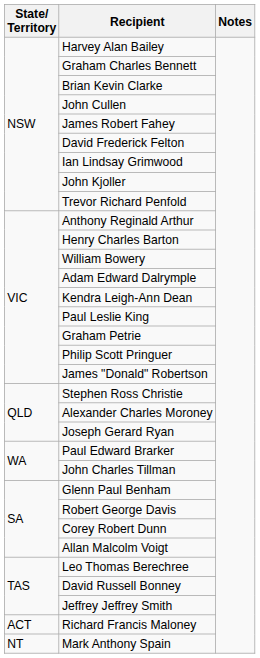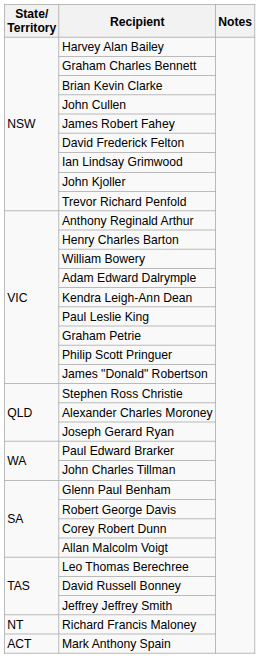(19, 625) ACT -> (15, 625) NT
(15, 644) NT -> (19, 644) ACT
